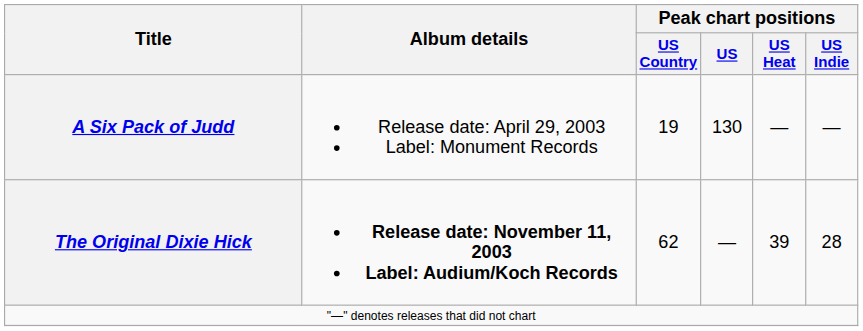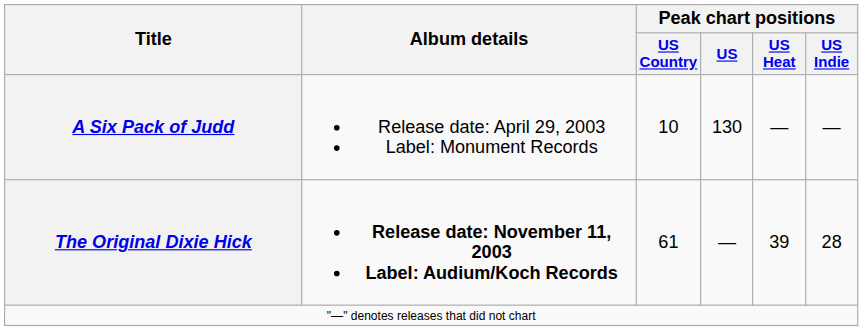(668, 126) 19 -> (668, 126) 10
(668, 242) 62 -> (668, 242) 61
